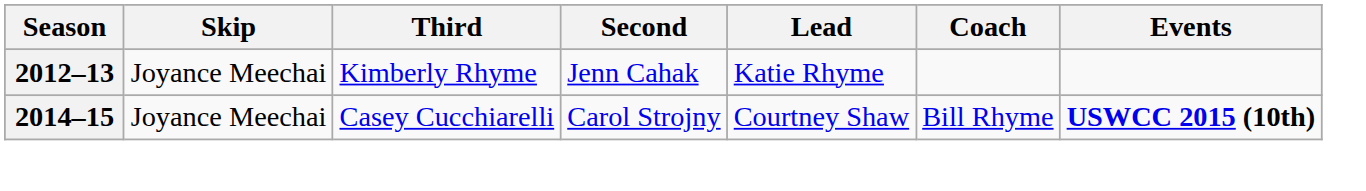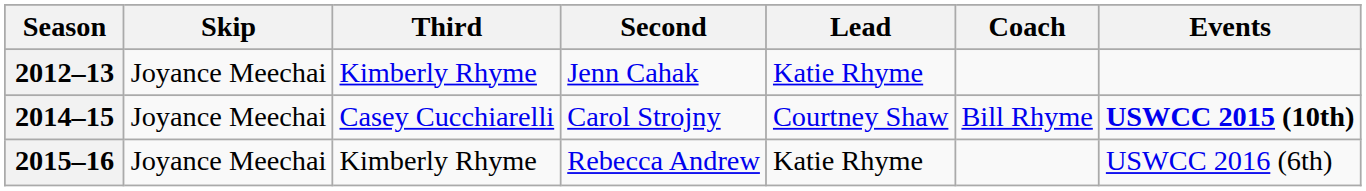+ row: (65, 161)
